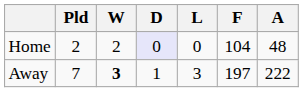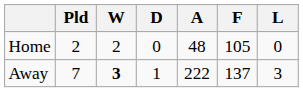columns swapped: (197, 18) <-> (278, 18)
(157, 45) lavender background -> (157, 45) no background
(237, 45) 104 -> (237, 45) 105
(237, 73) 197 -> (237, 73) 137
